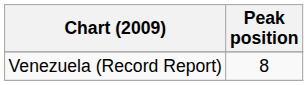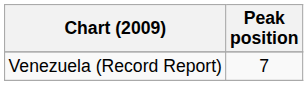(264, 66) 8 -> (264, 66) 7
